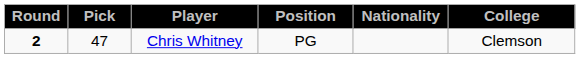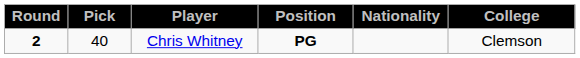(100, 41) 47 -> (100, 41) 40
(306, 41) normal -> (306, 41) bold
